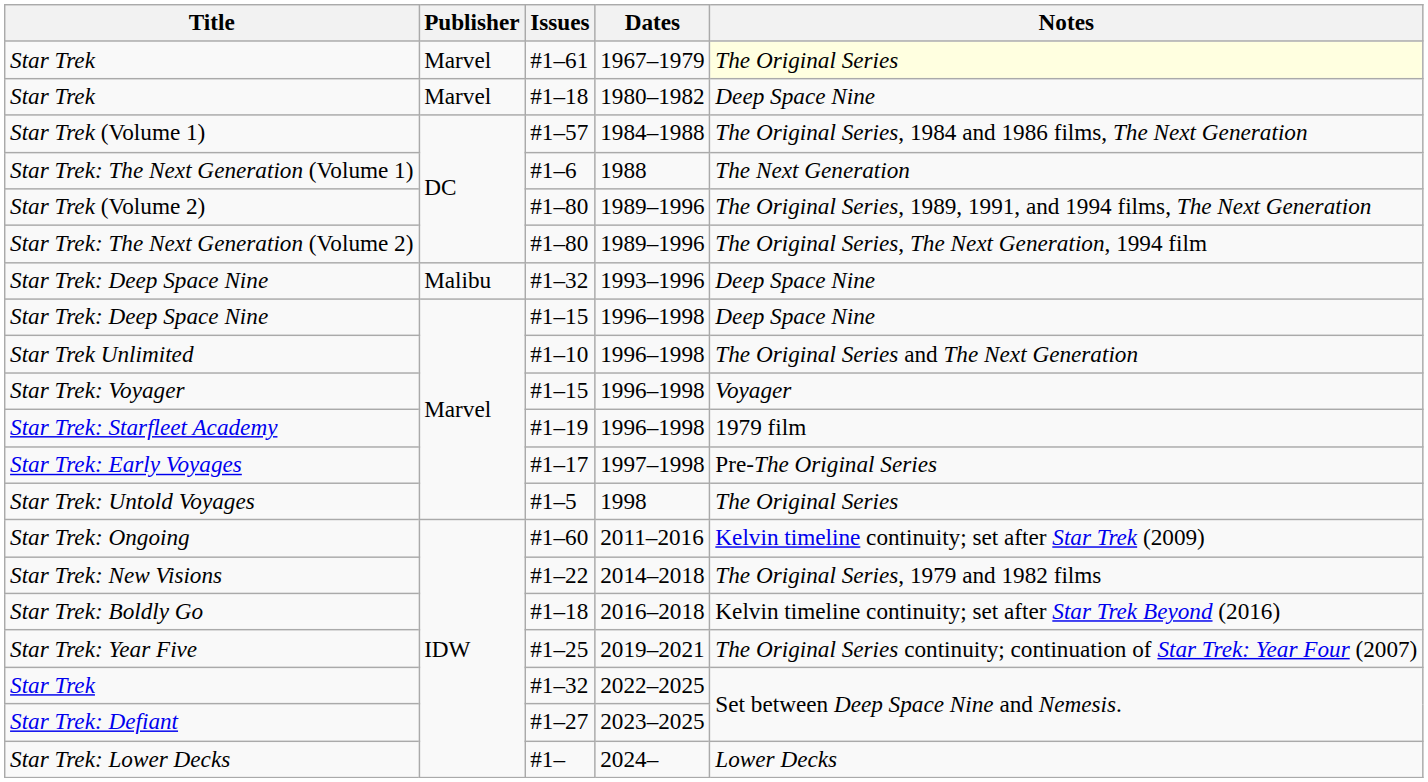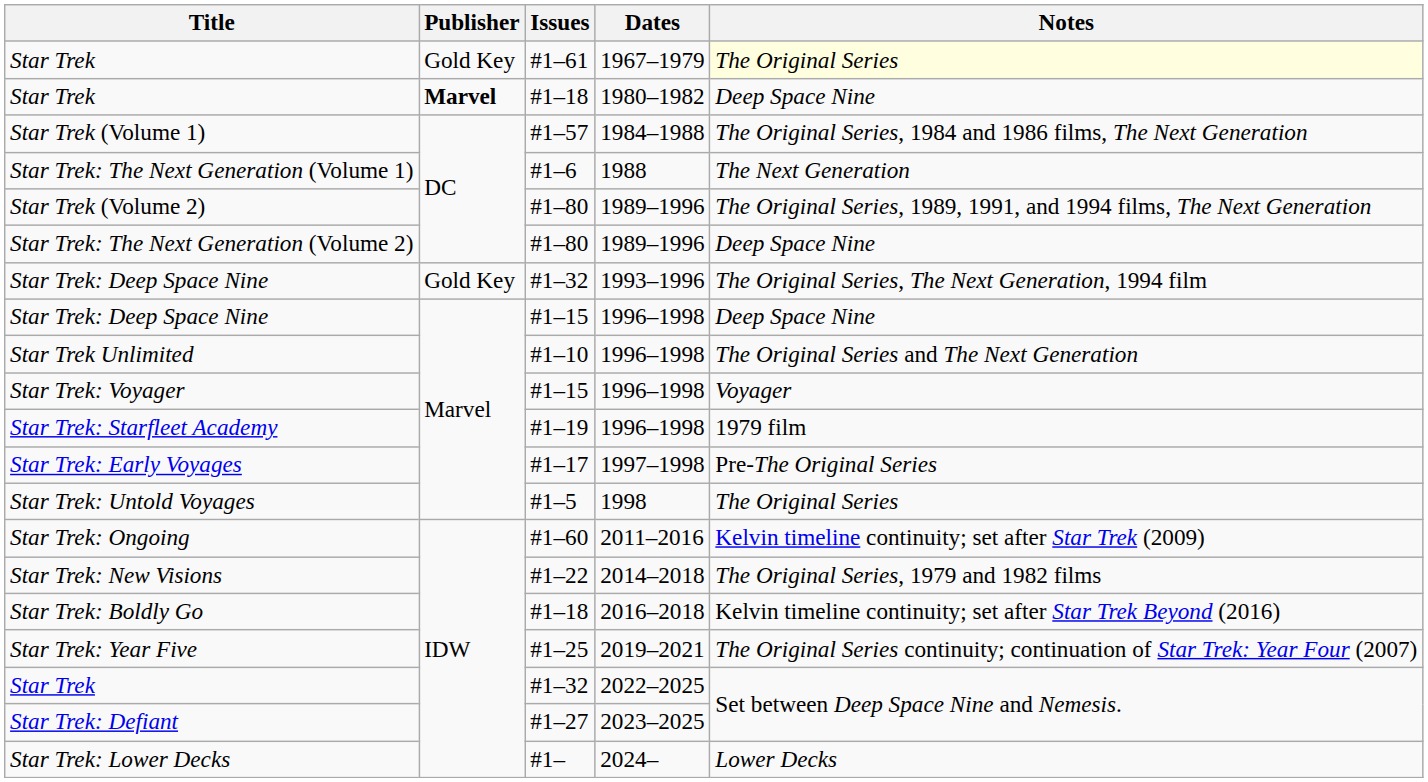(458, 59) Marvel -> (470, 59) Gold Key
(458, 96) normal -> (460, 96) bold
(961, 243) The Original Series, The Next Generation, 1994 film -> (795, 243) Deep Space Nine
(458, 280) Malibu -> (470, 280) Gold Key
(795, 280) Deep Space Nine -> (961, 280) The Original Series, The Next Generation, 1994 film
